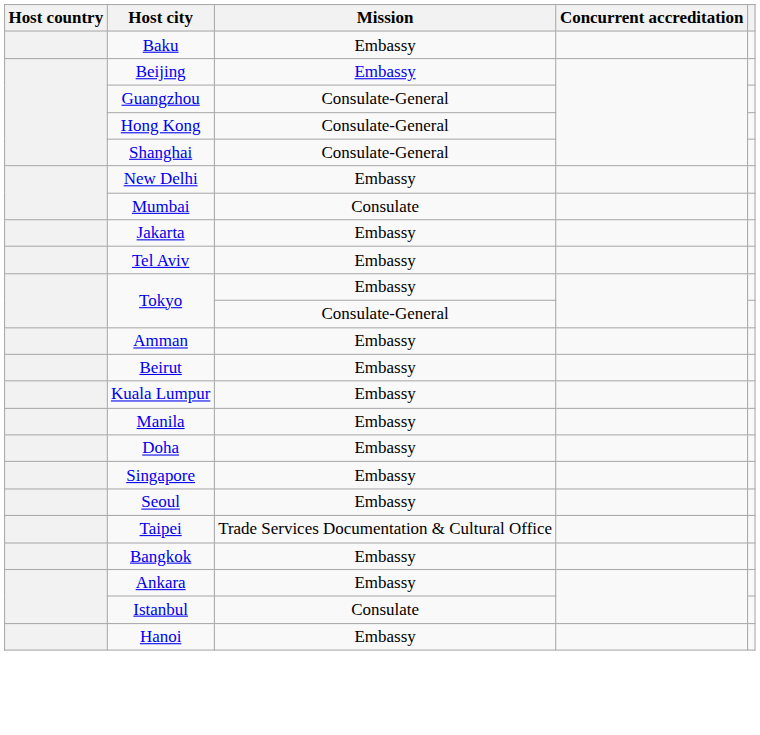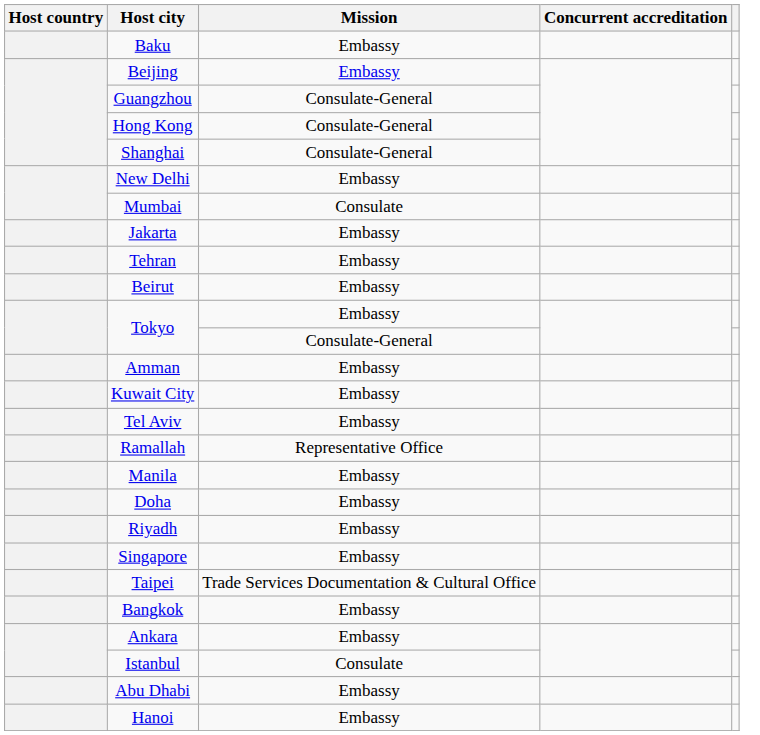+ row: (153, 260)
rows swapped: (161, 260) <-> (161, 367)
+ row: (153, 394)
- row: (161, 394)
+ row: (153, 448)
+ row: (153, 529)
- row: (161, 502)
+ row: (153, 690)
